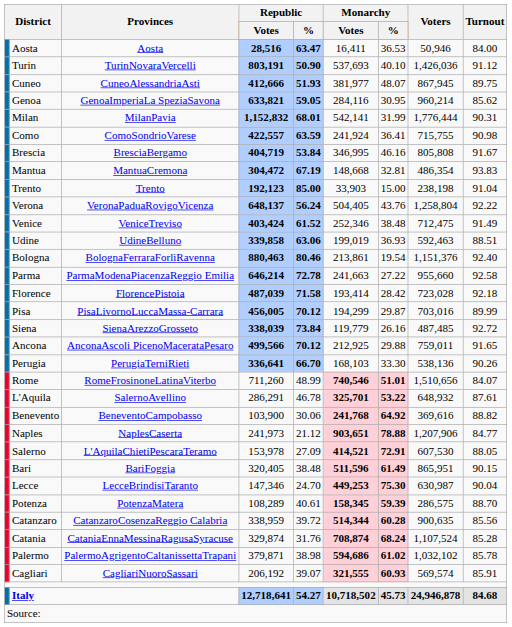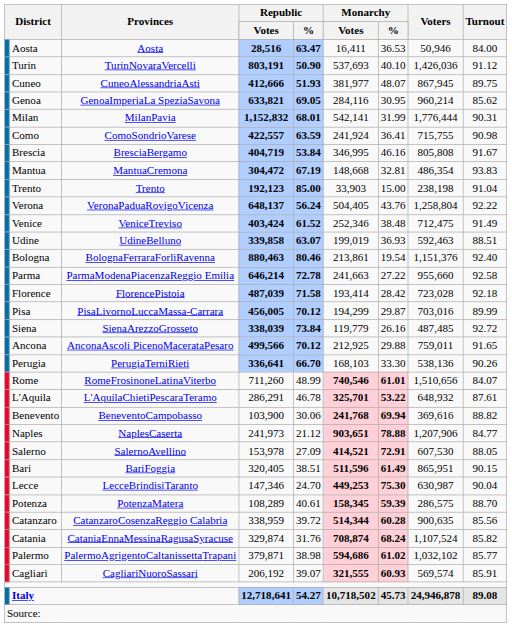(308, 100) 59.05 -> (308, 100) 69.05
(308, 240) 63.06 -> (308, 240) 63.07
(393, 380) 51.01 -> (393, 380) 61.01
(150, 398) SalernoAvellino -> (150, 398) L'AquilaChietiPescaraTeramo
(393, 415) 64.92 -> (393, 415) 69.94
(150, 450) L'AquilaChietiPescaraTeramo -> (150, 450) SalernoAvellino
(308, 468) 38.48 -> (308, 468) 38.51
(485, 538) 85.28 -> (485, 538) 85.82
(485, 556) 85.78 -> (485, 556) 85.77
(485, 596) 84.68 -> (485, 596) 89.08
